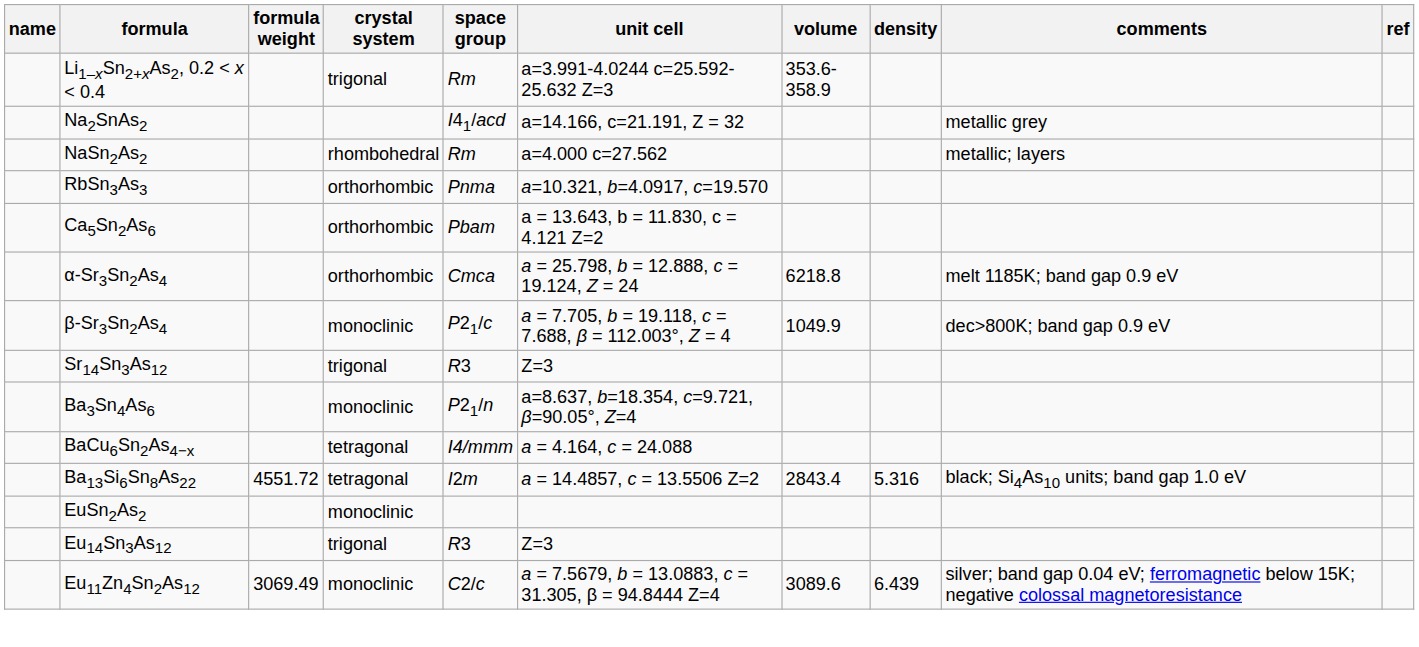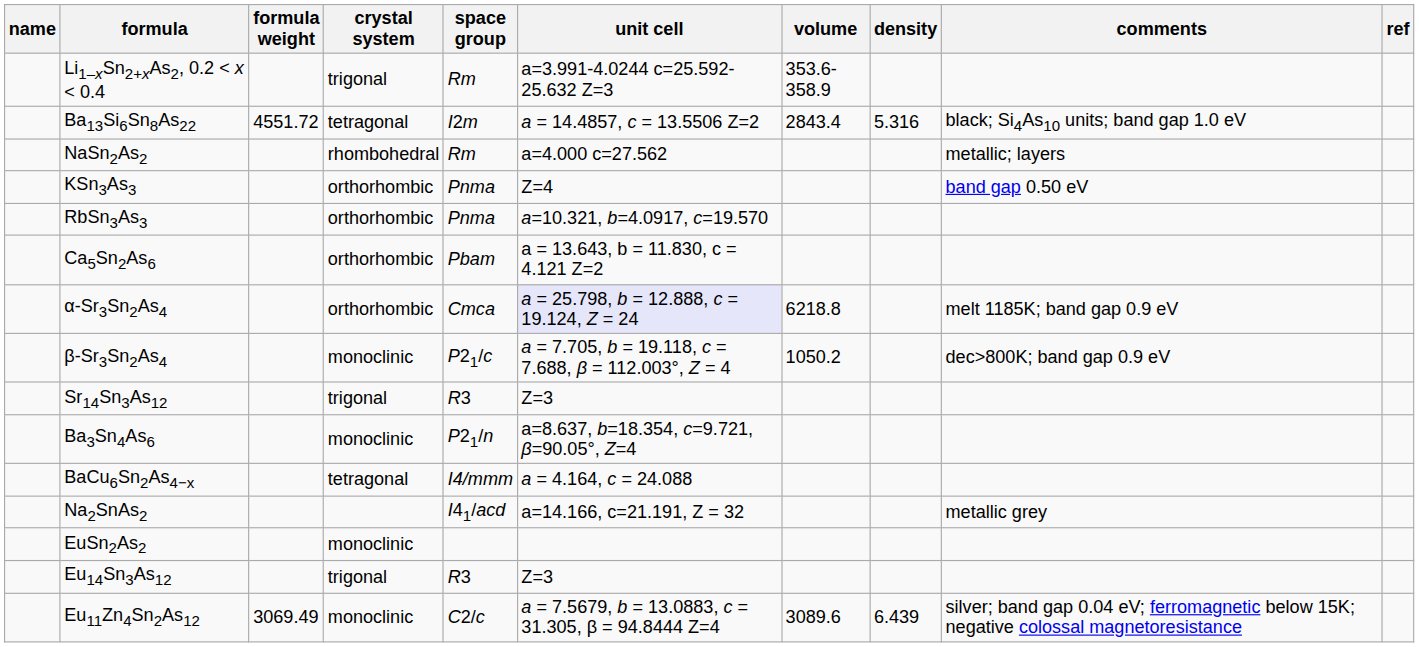rows swapped: (106, 122) <-> (130, 480)
+ row: (100, 187)
(630, 276) no background -> (630, 308) lavender background
(813, 325) 1049.9 -> (813, 357) 1050.2
